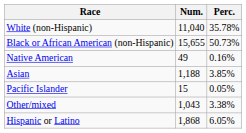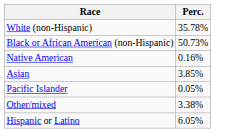- column: (191, 12)
